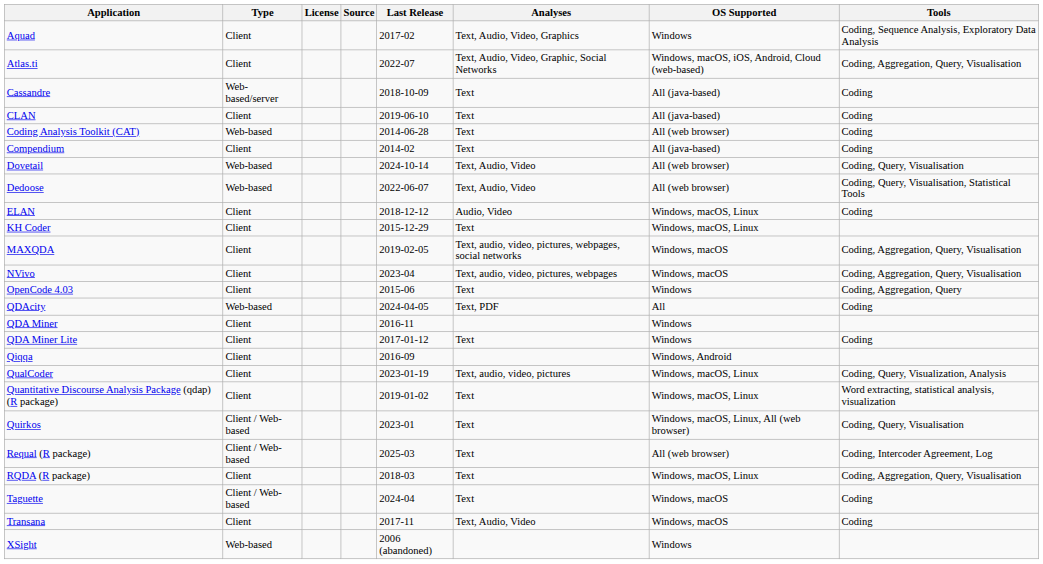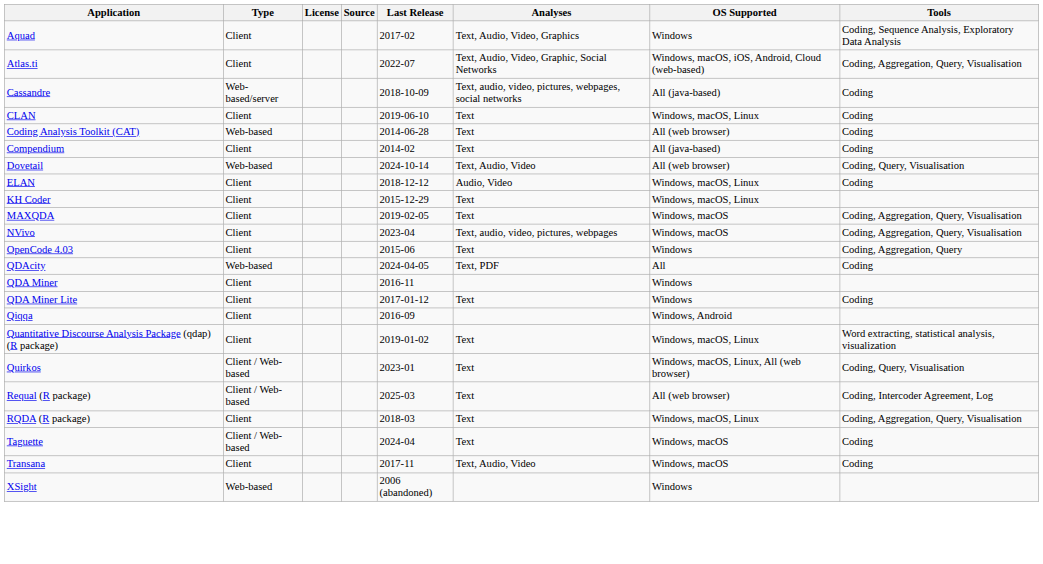(465, 92) Text -> (538, 92) Text, audio, video, pictures, webpages, social networks
(686, 115) All (java-based) -> (705, 115) Windows, macOS, Linux
- row: (25, 188)
(538, 250) Text, audio, video, pictures, webpages, social networks -> (465, 215) Text
- row: (30, 373)
